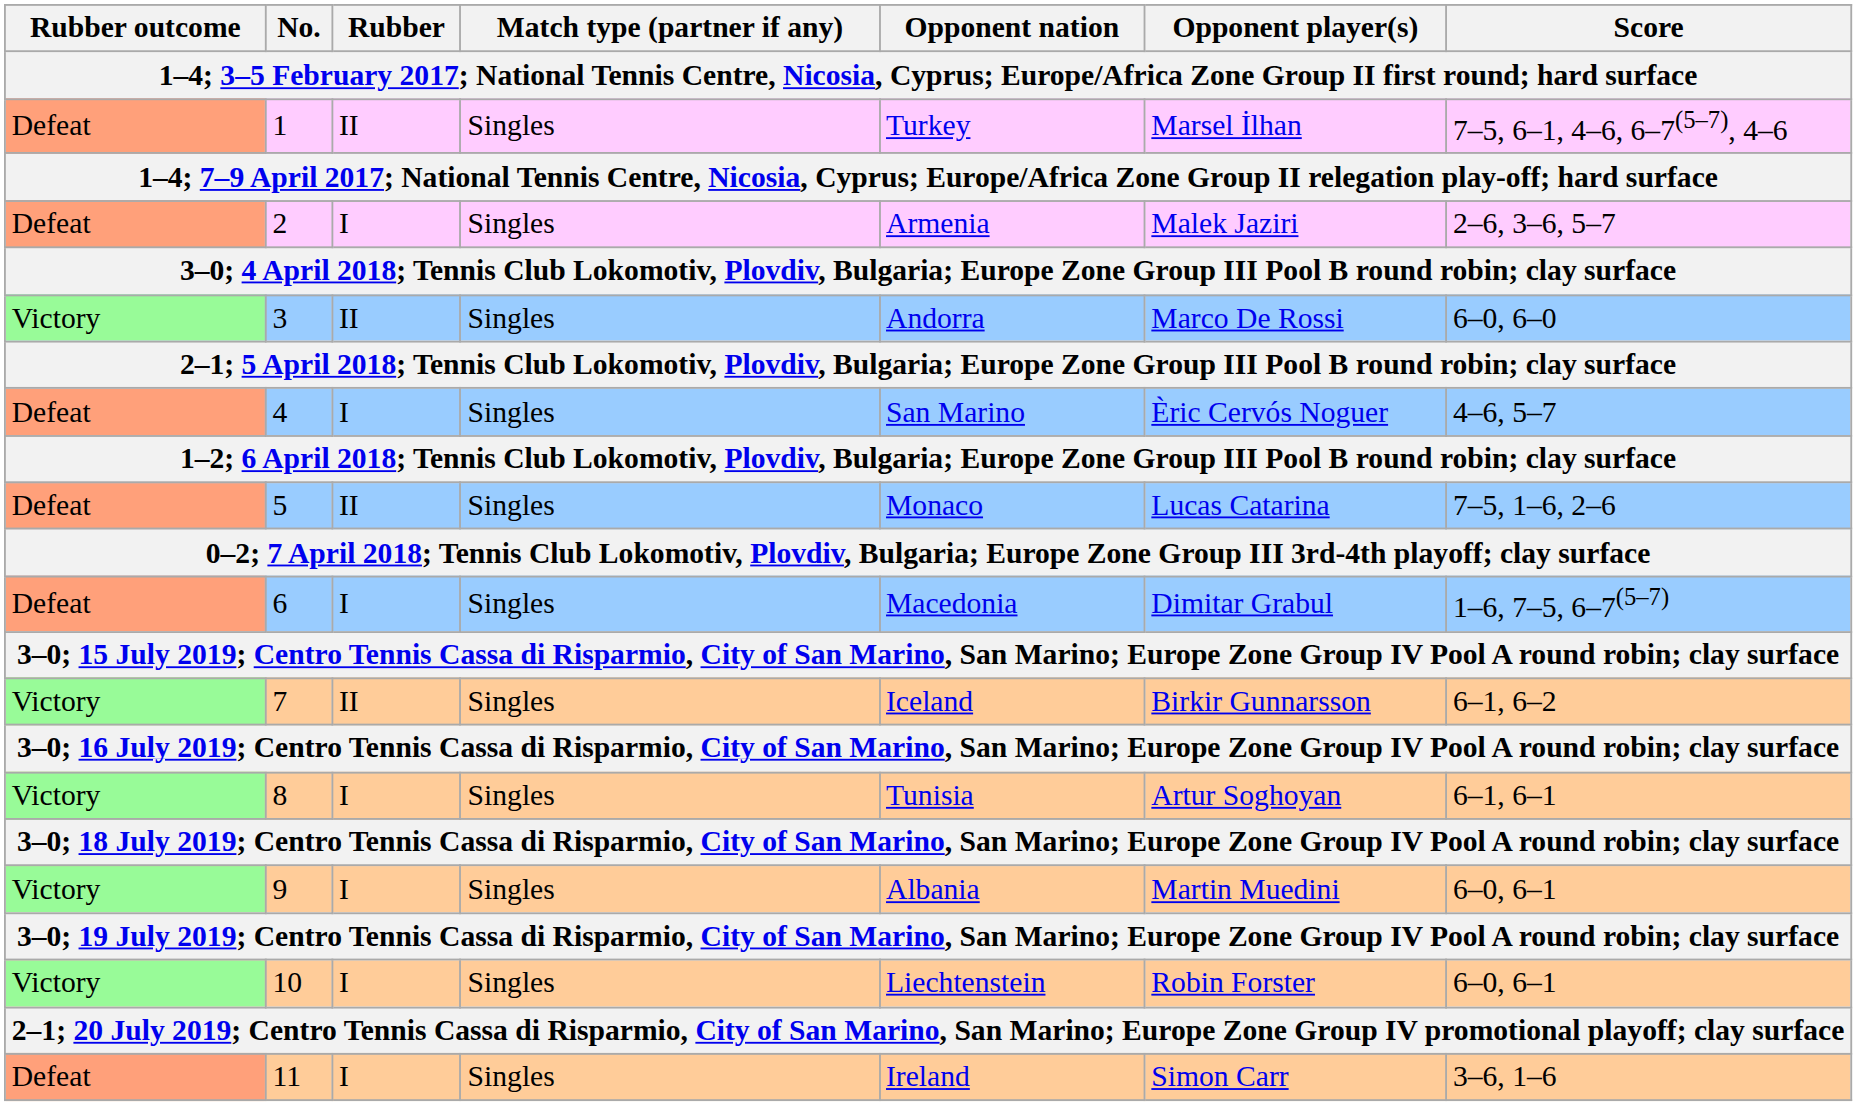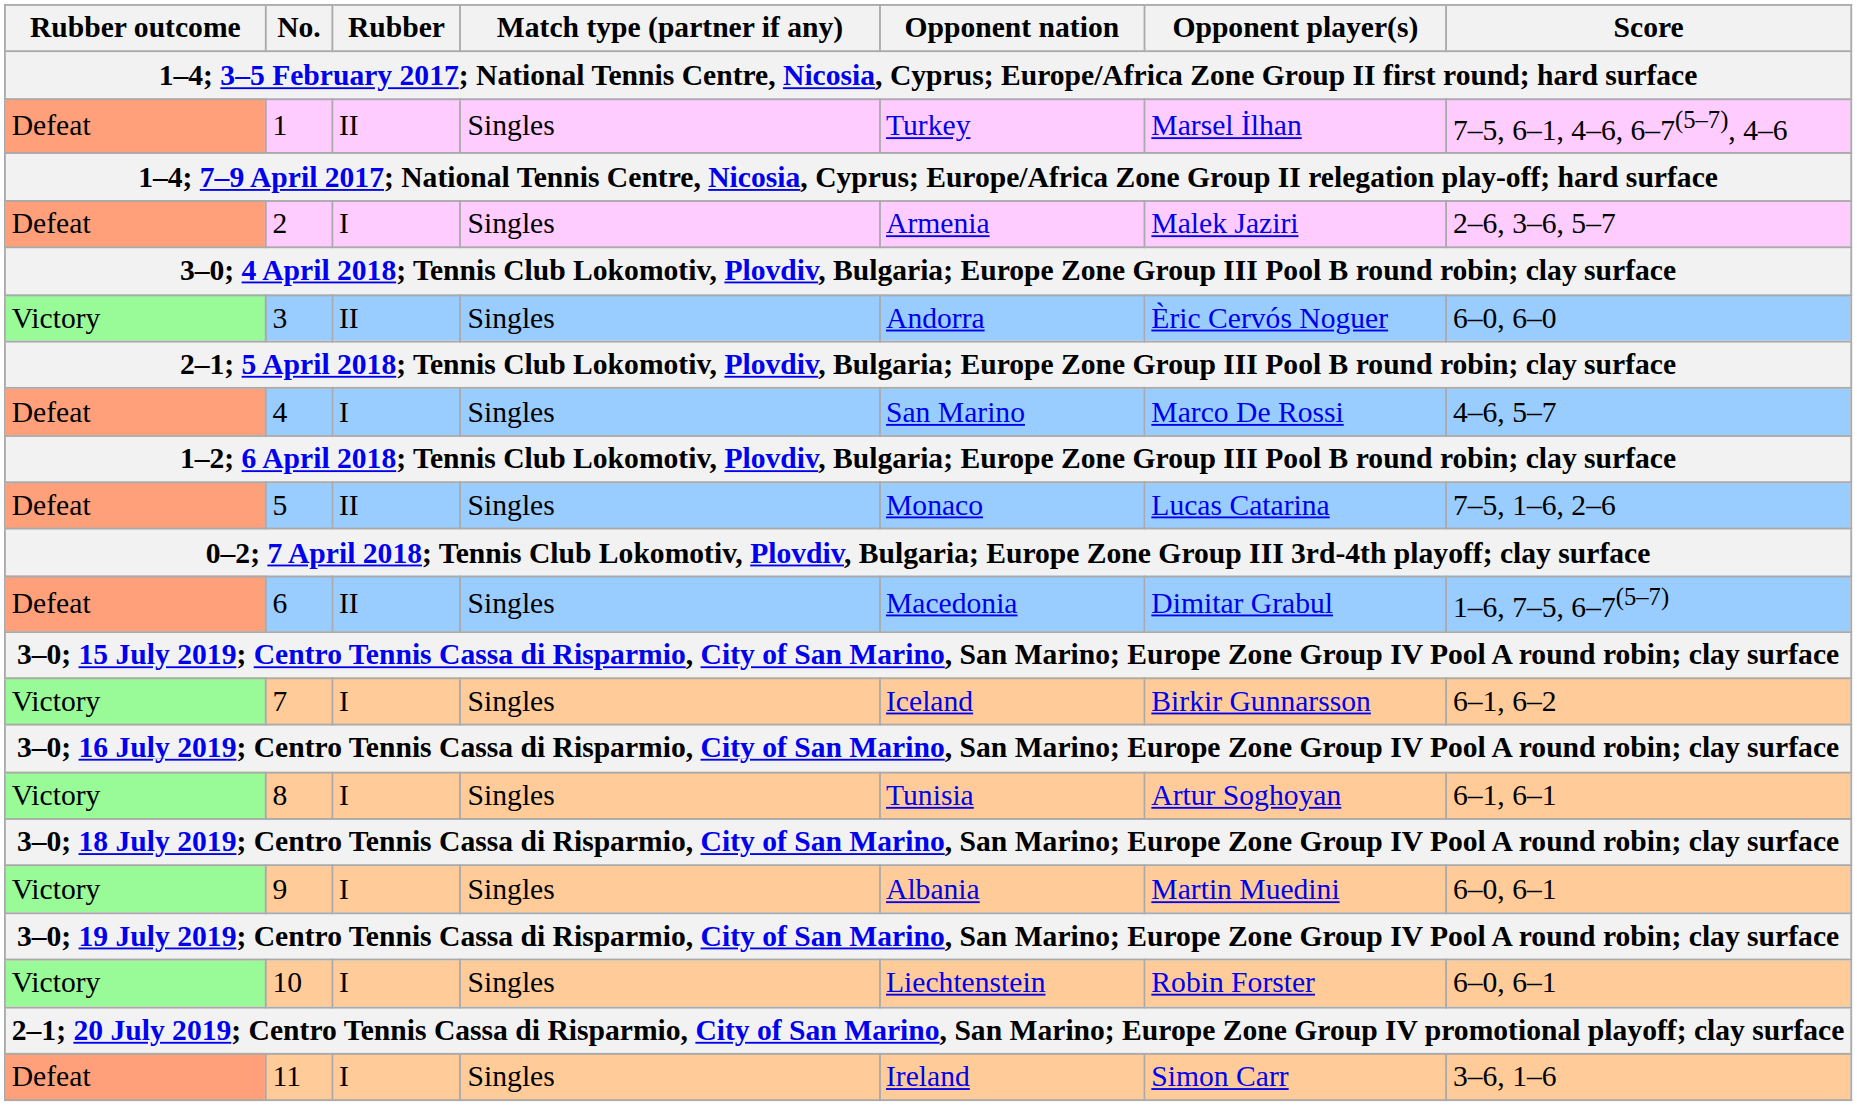(1248, 317) Marco De Rossi -> (1270, 317) Èric Cervós Noguer
(1270, 411) Èric Cervós Noguer -> (1248, 411) Marco De Rossi
(344, 603) I -> (349, 603) II
(349, 701) II -> (344, 701) I
